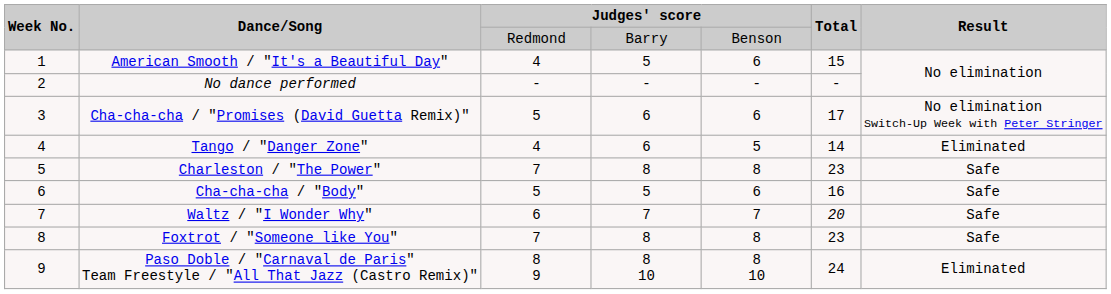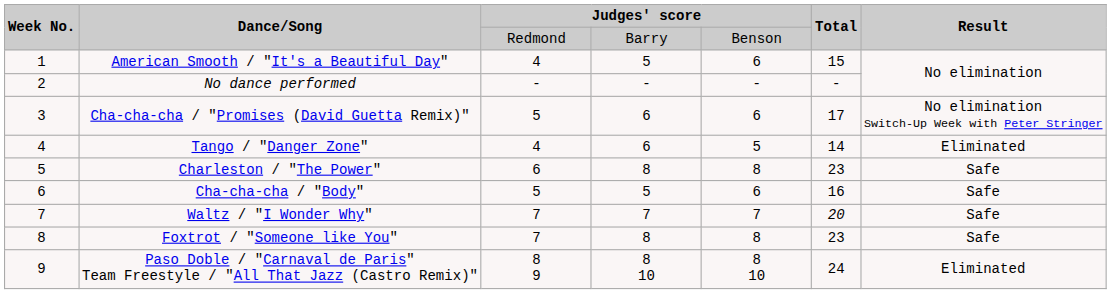(536, 169) 7 -> (536, 169) 6
(536, 215) 6 -> (536, 215) 7
